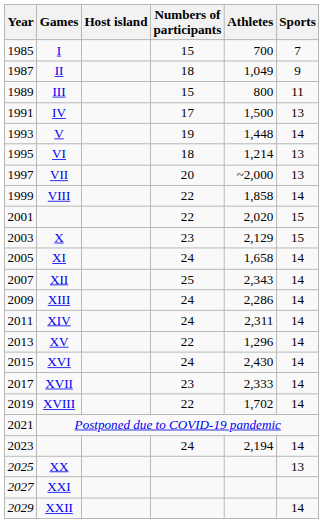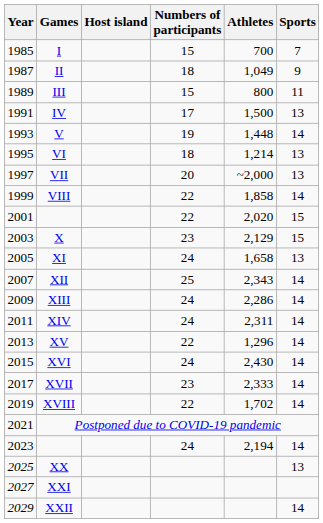(298, 258) 14 -> (298, 258) 13
